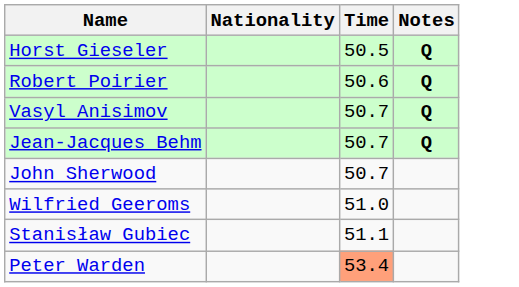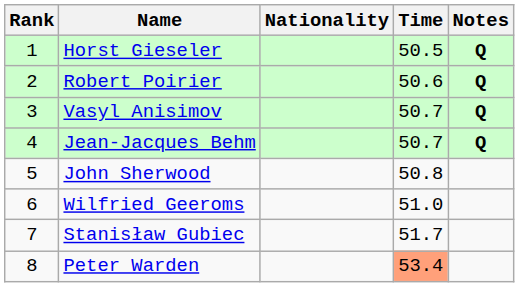+ column: (32, 20)
(367, 174) 50.7 -> (421, 174) 50.8
(367, 235) 51.1 -> (421, 235) 51.7
